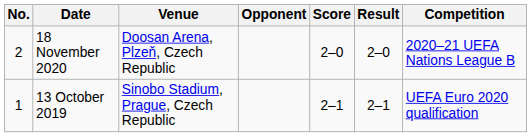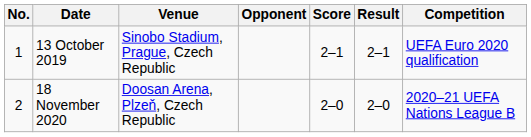rows swapped: (70, 105) <-> (68, 52)
